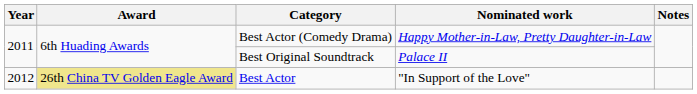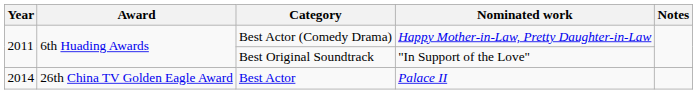(423, 57) Palace II -> (464, 57) "In Support of the Love"
(21, 78) 2012 -> (21, 78) 2014
(136, 78) khaki background -> (136, 78) no background
(464, 78) "In Support of the Love" -> (423, 78) Palace II
